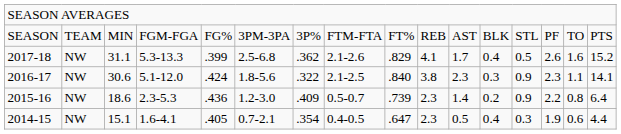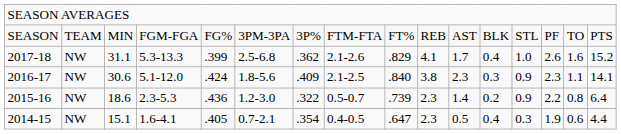(523, 56) 0.5 -> (523, 56) 1.0
(308, 77) .322 -> (308, 77) .409
(308, 98) .409 -> (308, 98) .322
